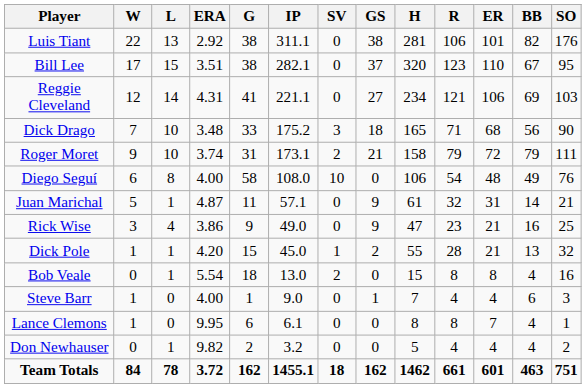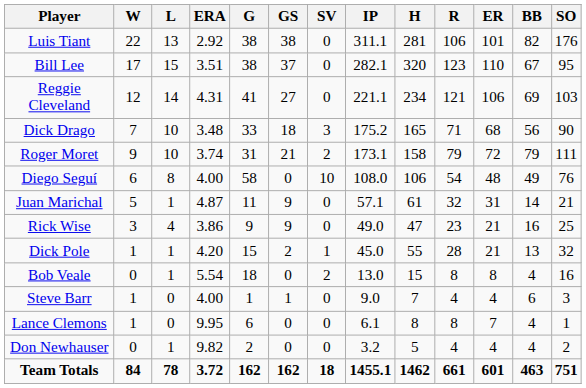columns swapped: (375, 16) <-> (293, 16)
